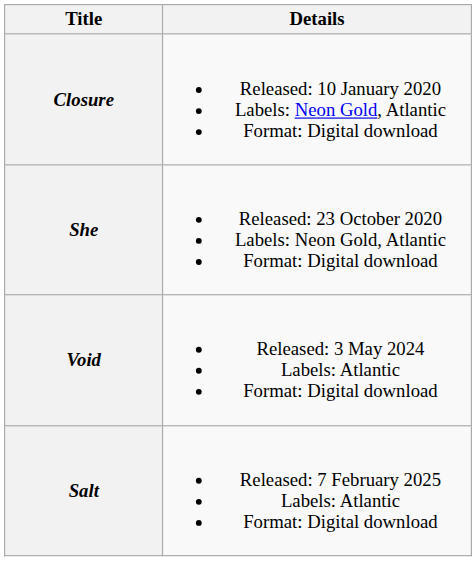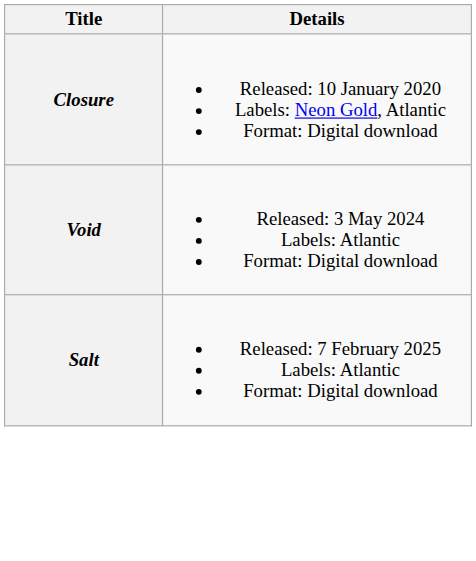- row: (84, 229)
